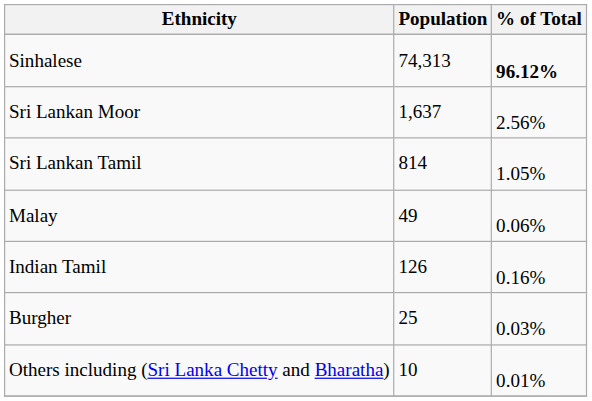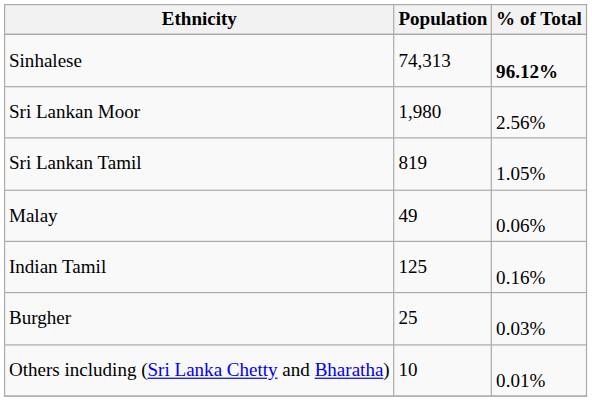(420, 112) 1,637 -> (420, 112) 1,980
(413, 163) 814 -> (413, 163) 819
(413, 266) 126 -> (413, 266) 125
